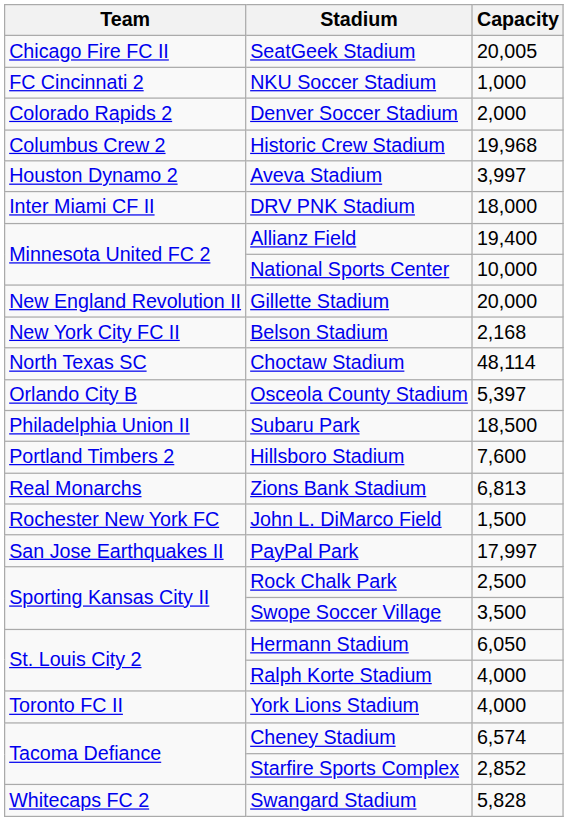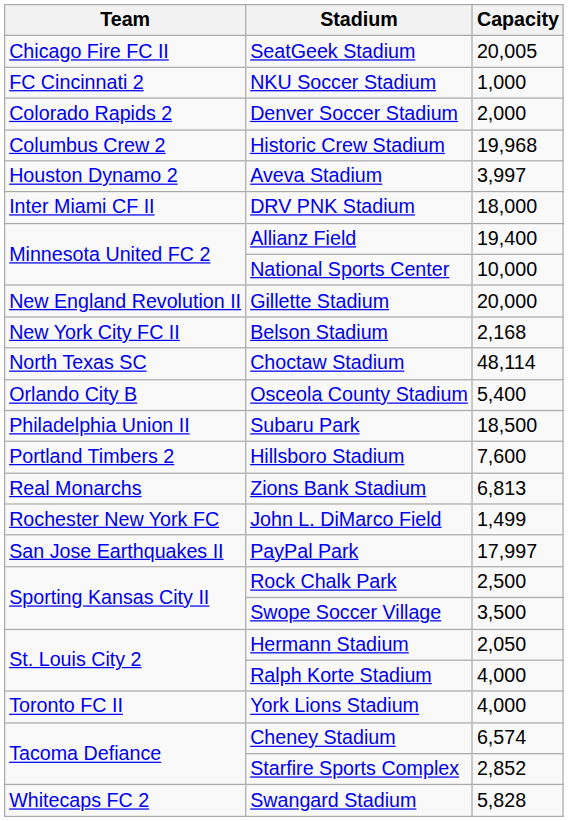(502, 394) 5,397 -> (502, 394) 5,400
(502, 519) 1,500 -> (502, 519) 1,499
(502, 644) 6,050 -> (502, 644) 2,050
